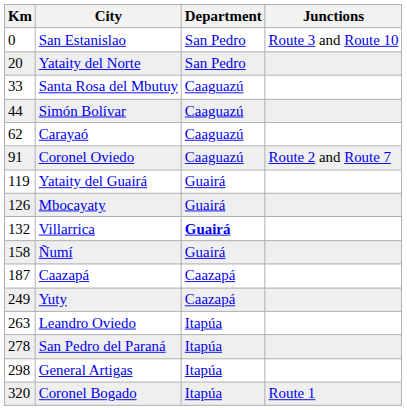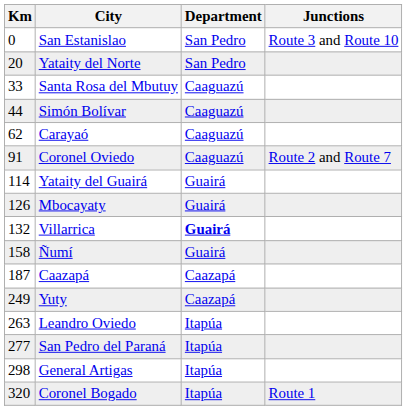(19, 181) 119 -> (19, 181) 114
(19, 346) 278 -> (19, 346) 277
